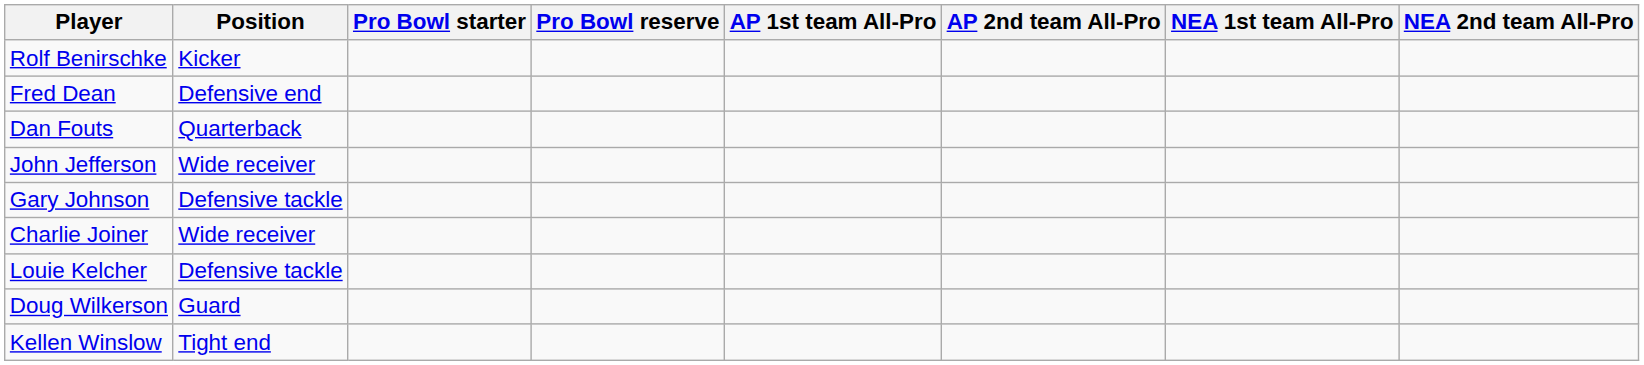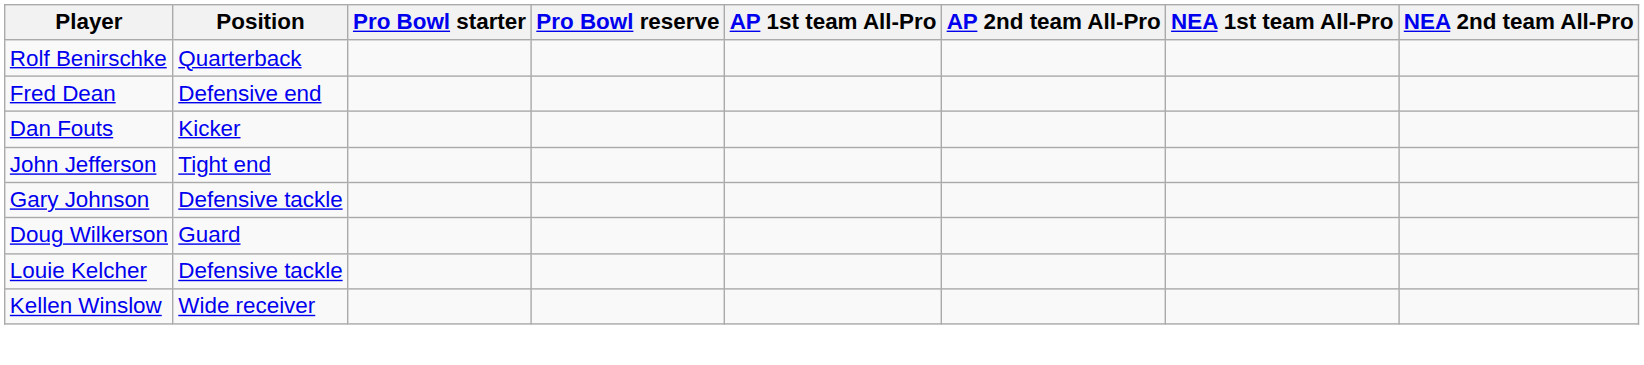(209, 57) Kicker -> (240, 57) Quarterback
(240, 128) Quarterback -> (209, 128) Kicker
(247, 164) Wide receiver -> (225, 164) Tight end
- row: (79, 235)
rows swapped: (78, 270) <-> (89, 306)
(225, 341) Tight end -> (247, 306) Wide receiver
